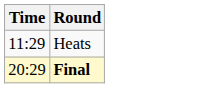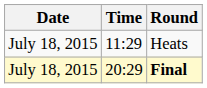+ column: (53, 17)
